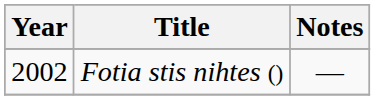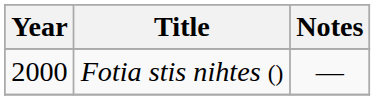(40, 71) 2002 -> (40, 71) 2000
